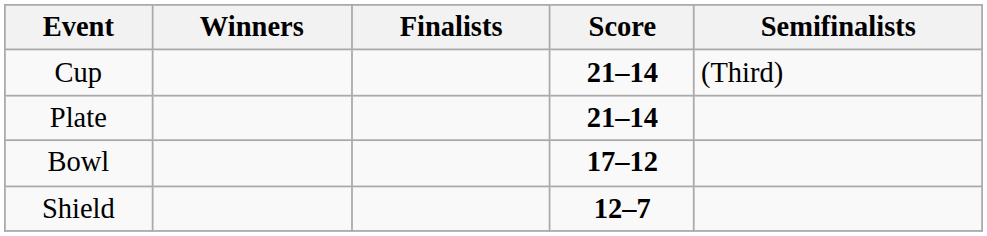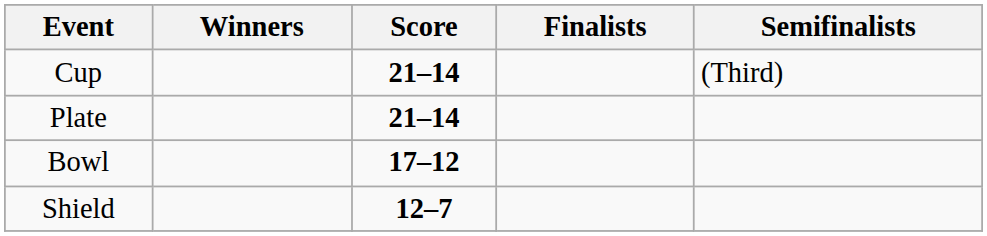columns swapped: (622, 27) <-> (451, 27)
